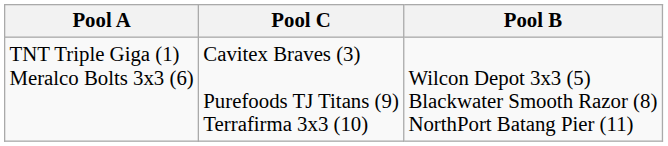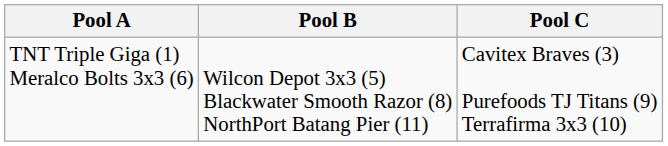columns swapped: (533, 20) <-> (301, 20)
